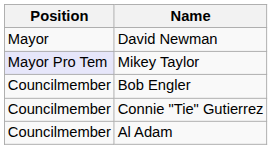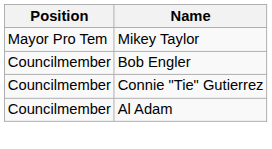- row: (168, 39)
(58, 62) lavender background -> (58, 39) no background
